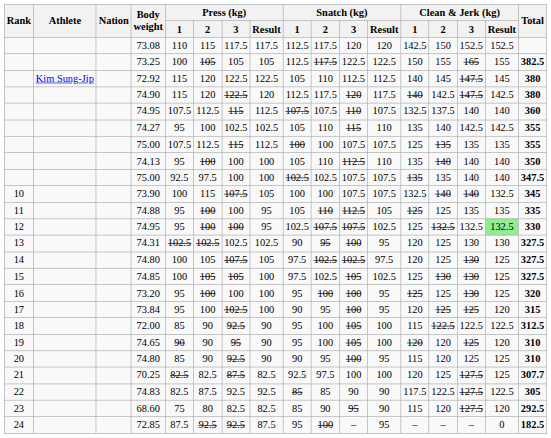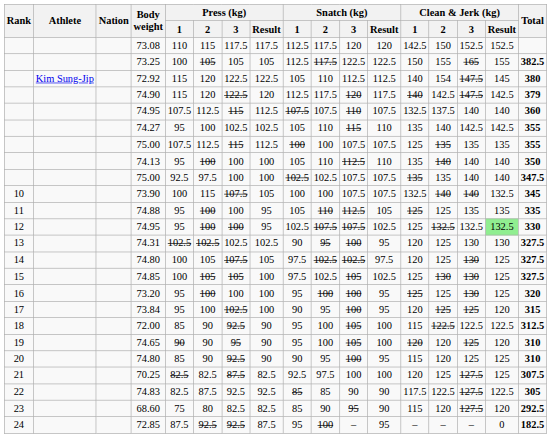(443, 78) 145 -> (443, 78) 154
(533, 95) 380 -> (533, 95) 379
(533, 375) 307.7 -> (533, 375) 307.5
